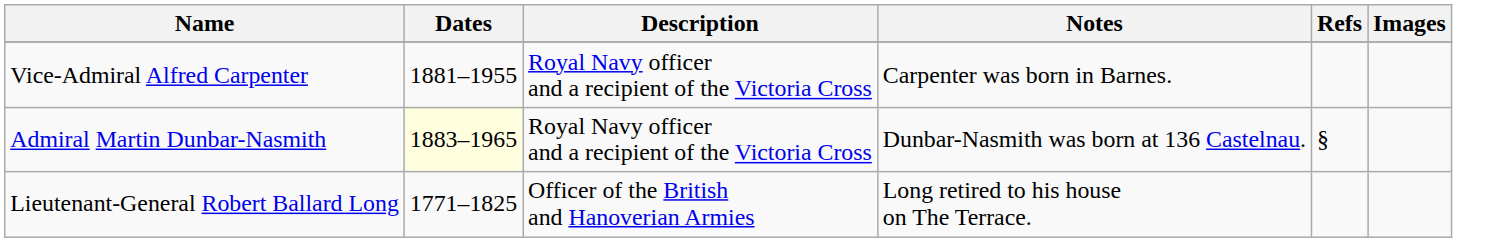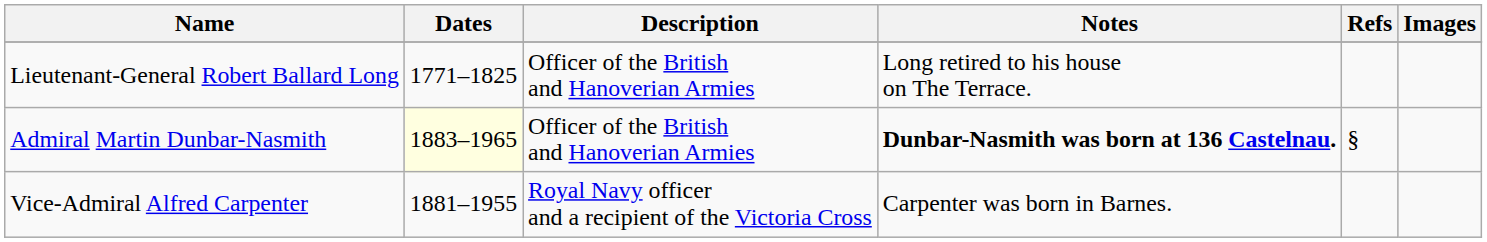rows swapped: (159, 74) <-> (205, 203)
(700, 139) Royal Navy officer and a recipient of the Victoria Cross -> (641, 139) Officer of the British and Hanoverian Armies
(1094, 139) normal -> (1110, 139) bold
